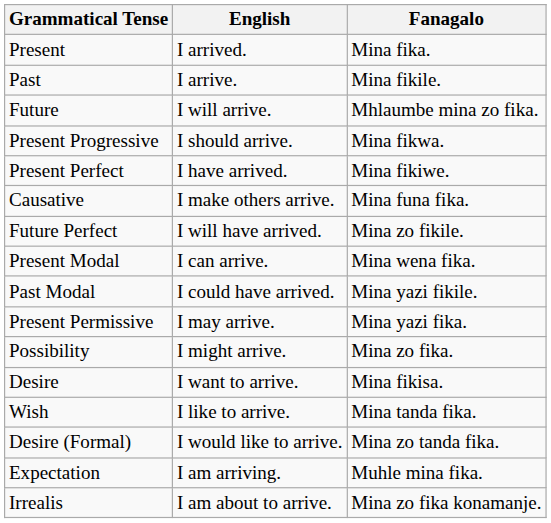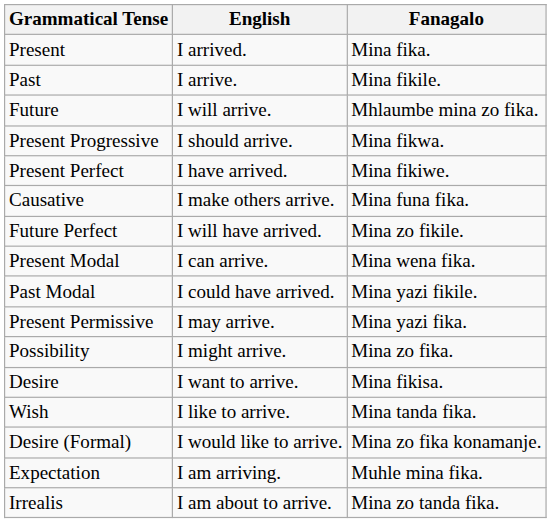(425, 442) Mina zo tanda fika. -> (446, 442) Mina zo fika konamanje.
(446, 502) Mina zo fika konamanje. -> (425, 502) Mina zo tanda fika.
